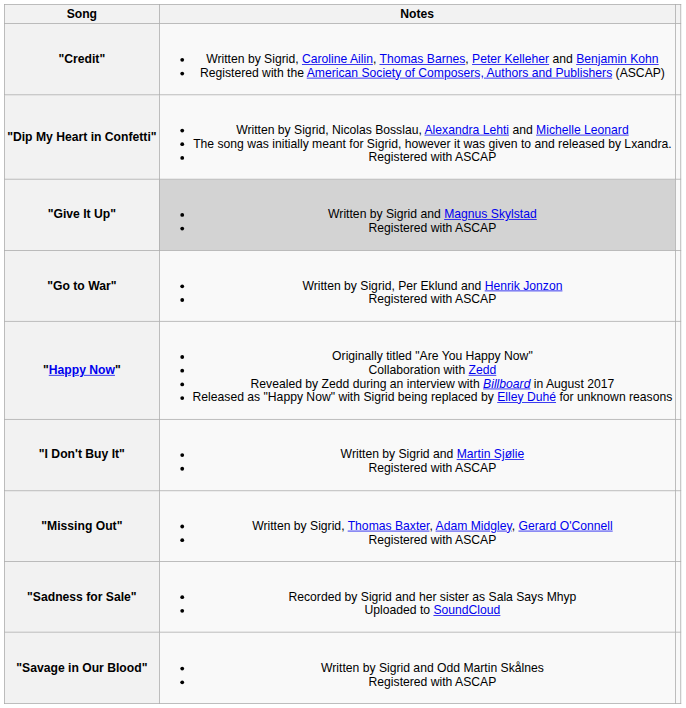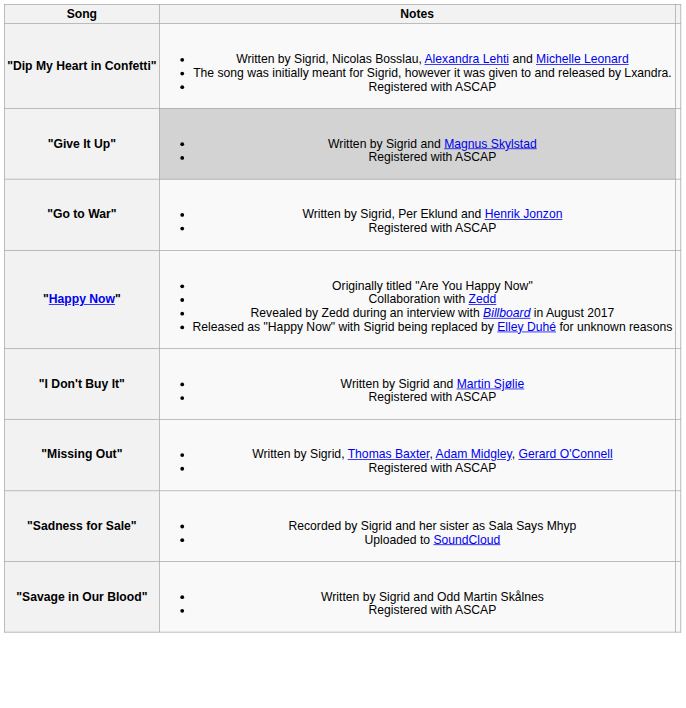- row: (82, 59)
